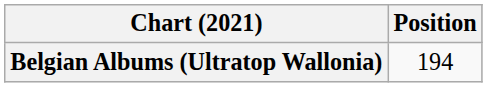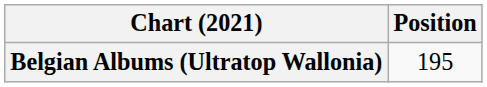(435, 61) 194 -> (435, 61) 195
